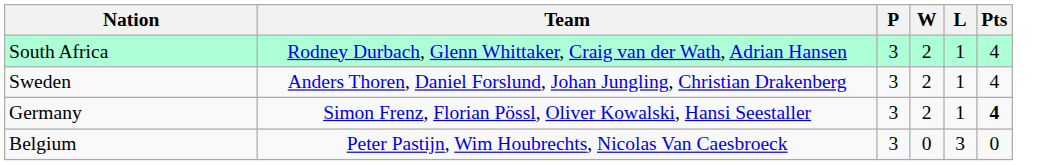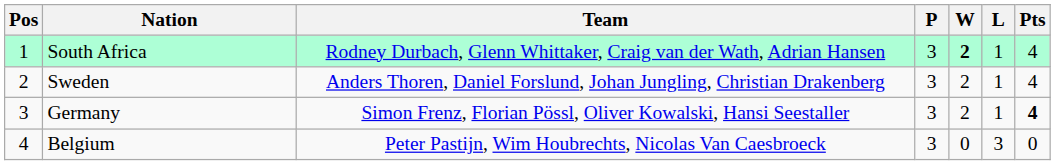+ column: (24, 19)
(927, 50) normal -> (965, 50) bold
